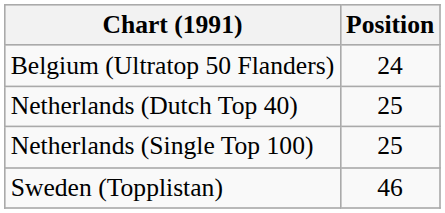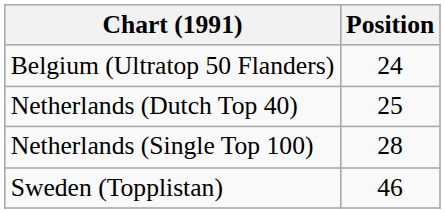(390, 146) 25 -> (390, 146) 28
